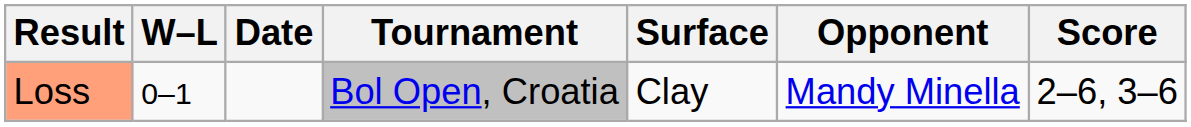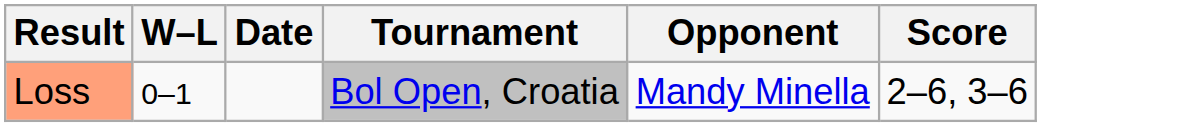- column: (702, 33)
